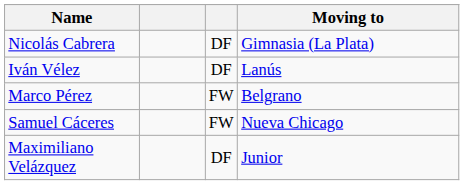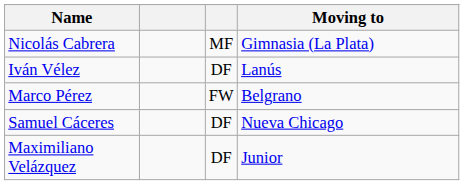(221, 43) DF -> (221, 43) MF
(221, 122) FW -> (221, 122) DF
